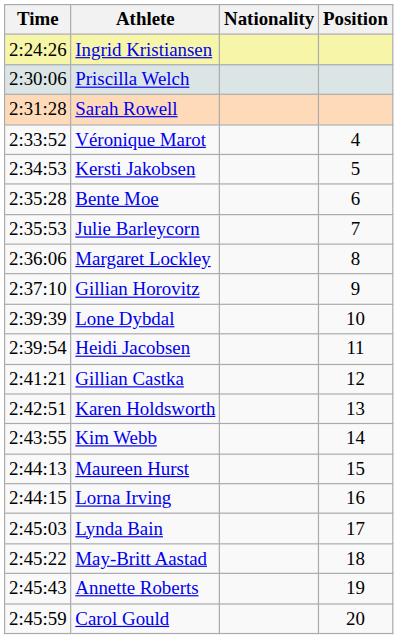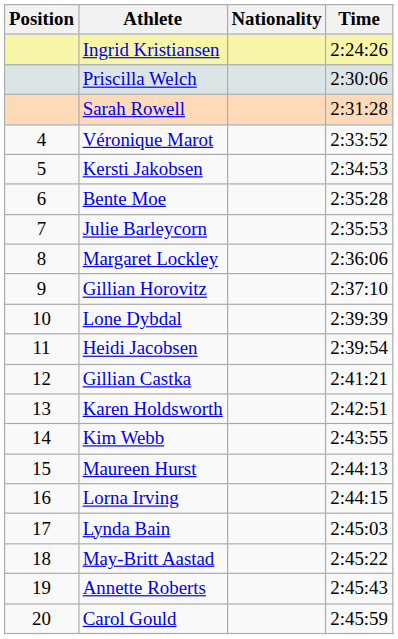columns swapped: (355, 19) <-> (38, 19)
